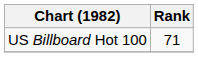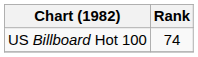(172, 39) 71 -> (172, 39) 74
